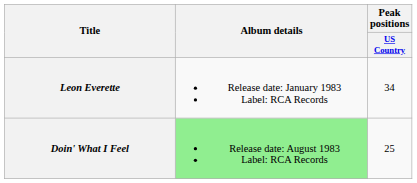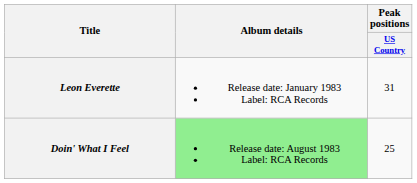(390, 87) 34 -> (390, 87) 31
